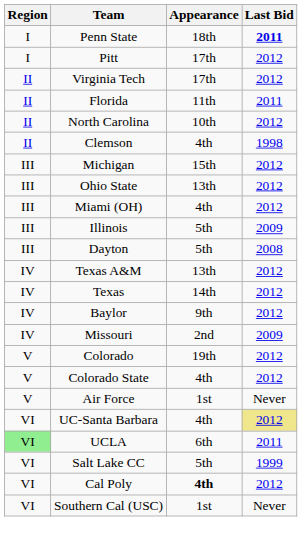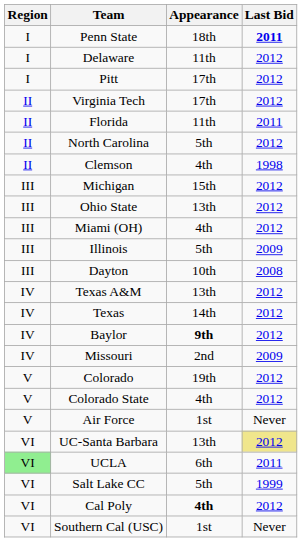+ row: (109, 57)
(204, 121) 10th -> (204, 143) 5th
(204, 249) 5th -> (204, 270) 10th
(204, 313) normal -> (204, 334) bold
(204, 420) 4th -> (204, 441) 13th
